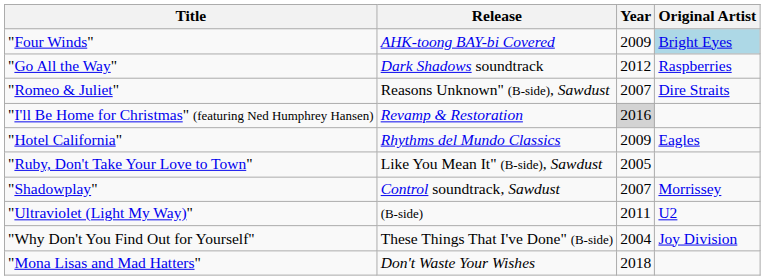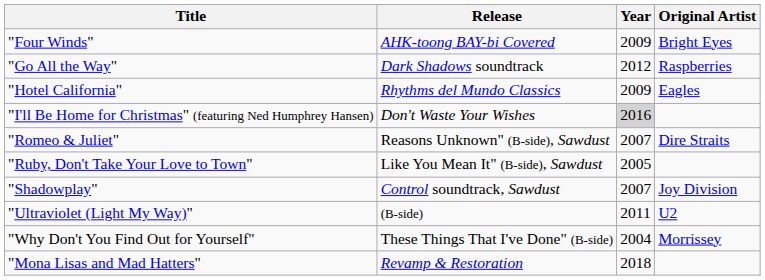(695, 41) lightblue background -> (695, 41) no background
rows swapped: (65, 139) <-> (64, 90)
(452, 115) Revamp & Restoration -> (458, 115) Don't Waste Your Wishes
(690, 189) Morrissey -> (698, 189) Joy Division
(698, 238) Joy Division -> (690, 238) Morrissey
(458, 262) Don't Waste Your Wishes -> (452, 262) Revamp & Restoration
